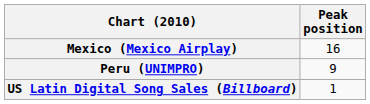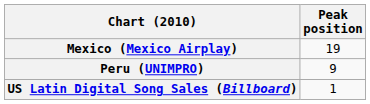(333, 49) 16 -> (333, 49) 19
